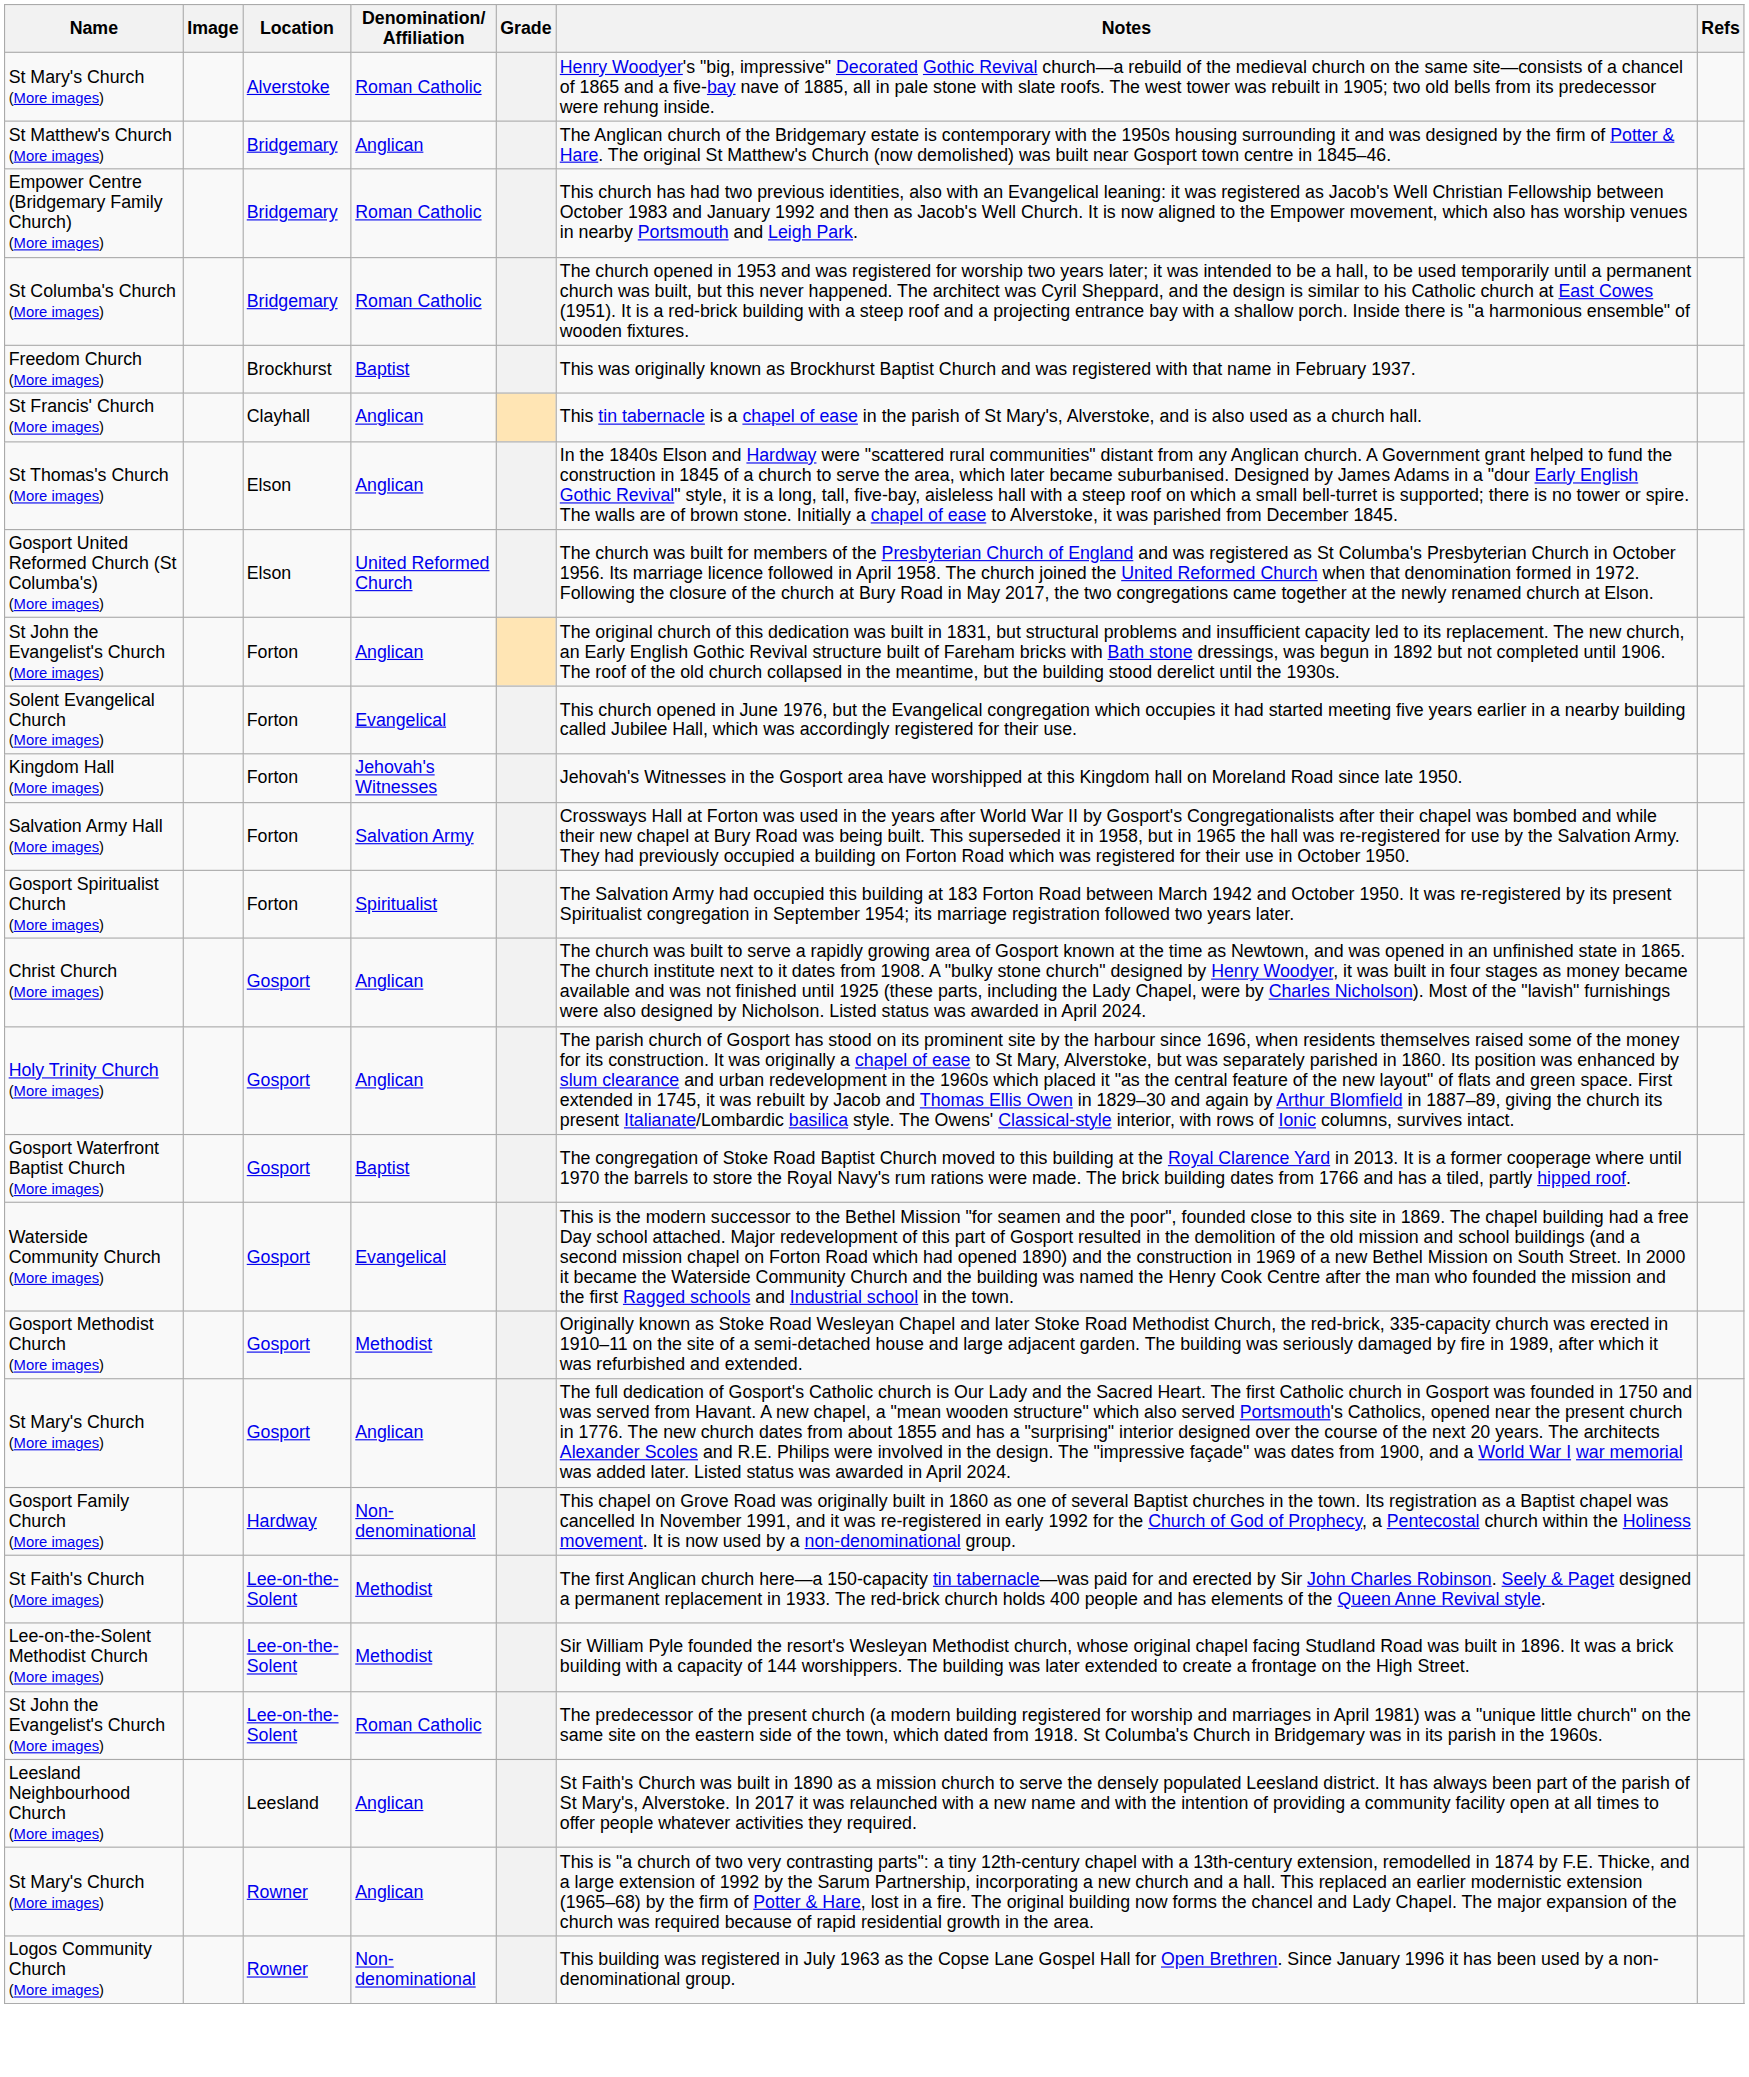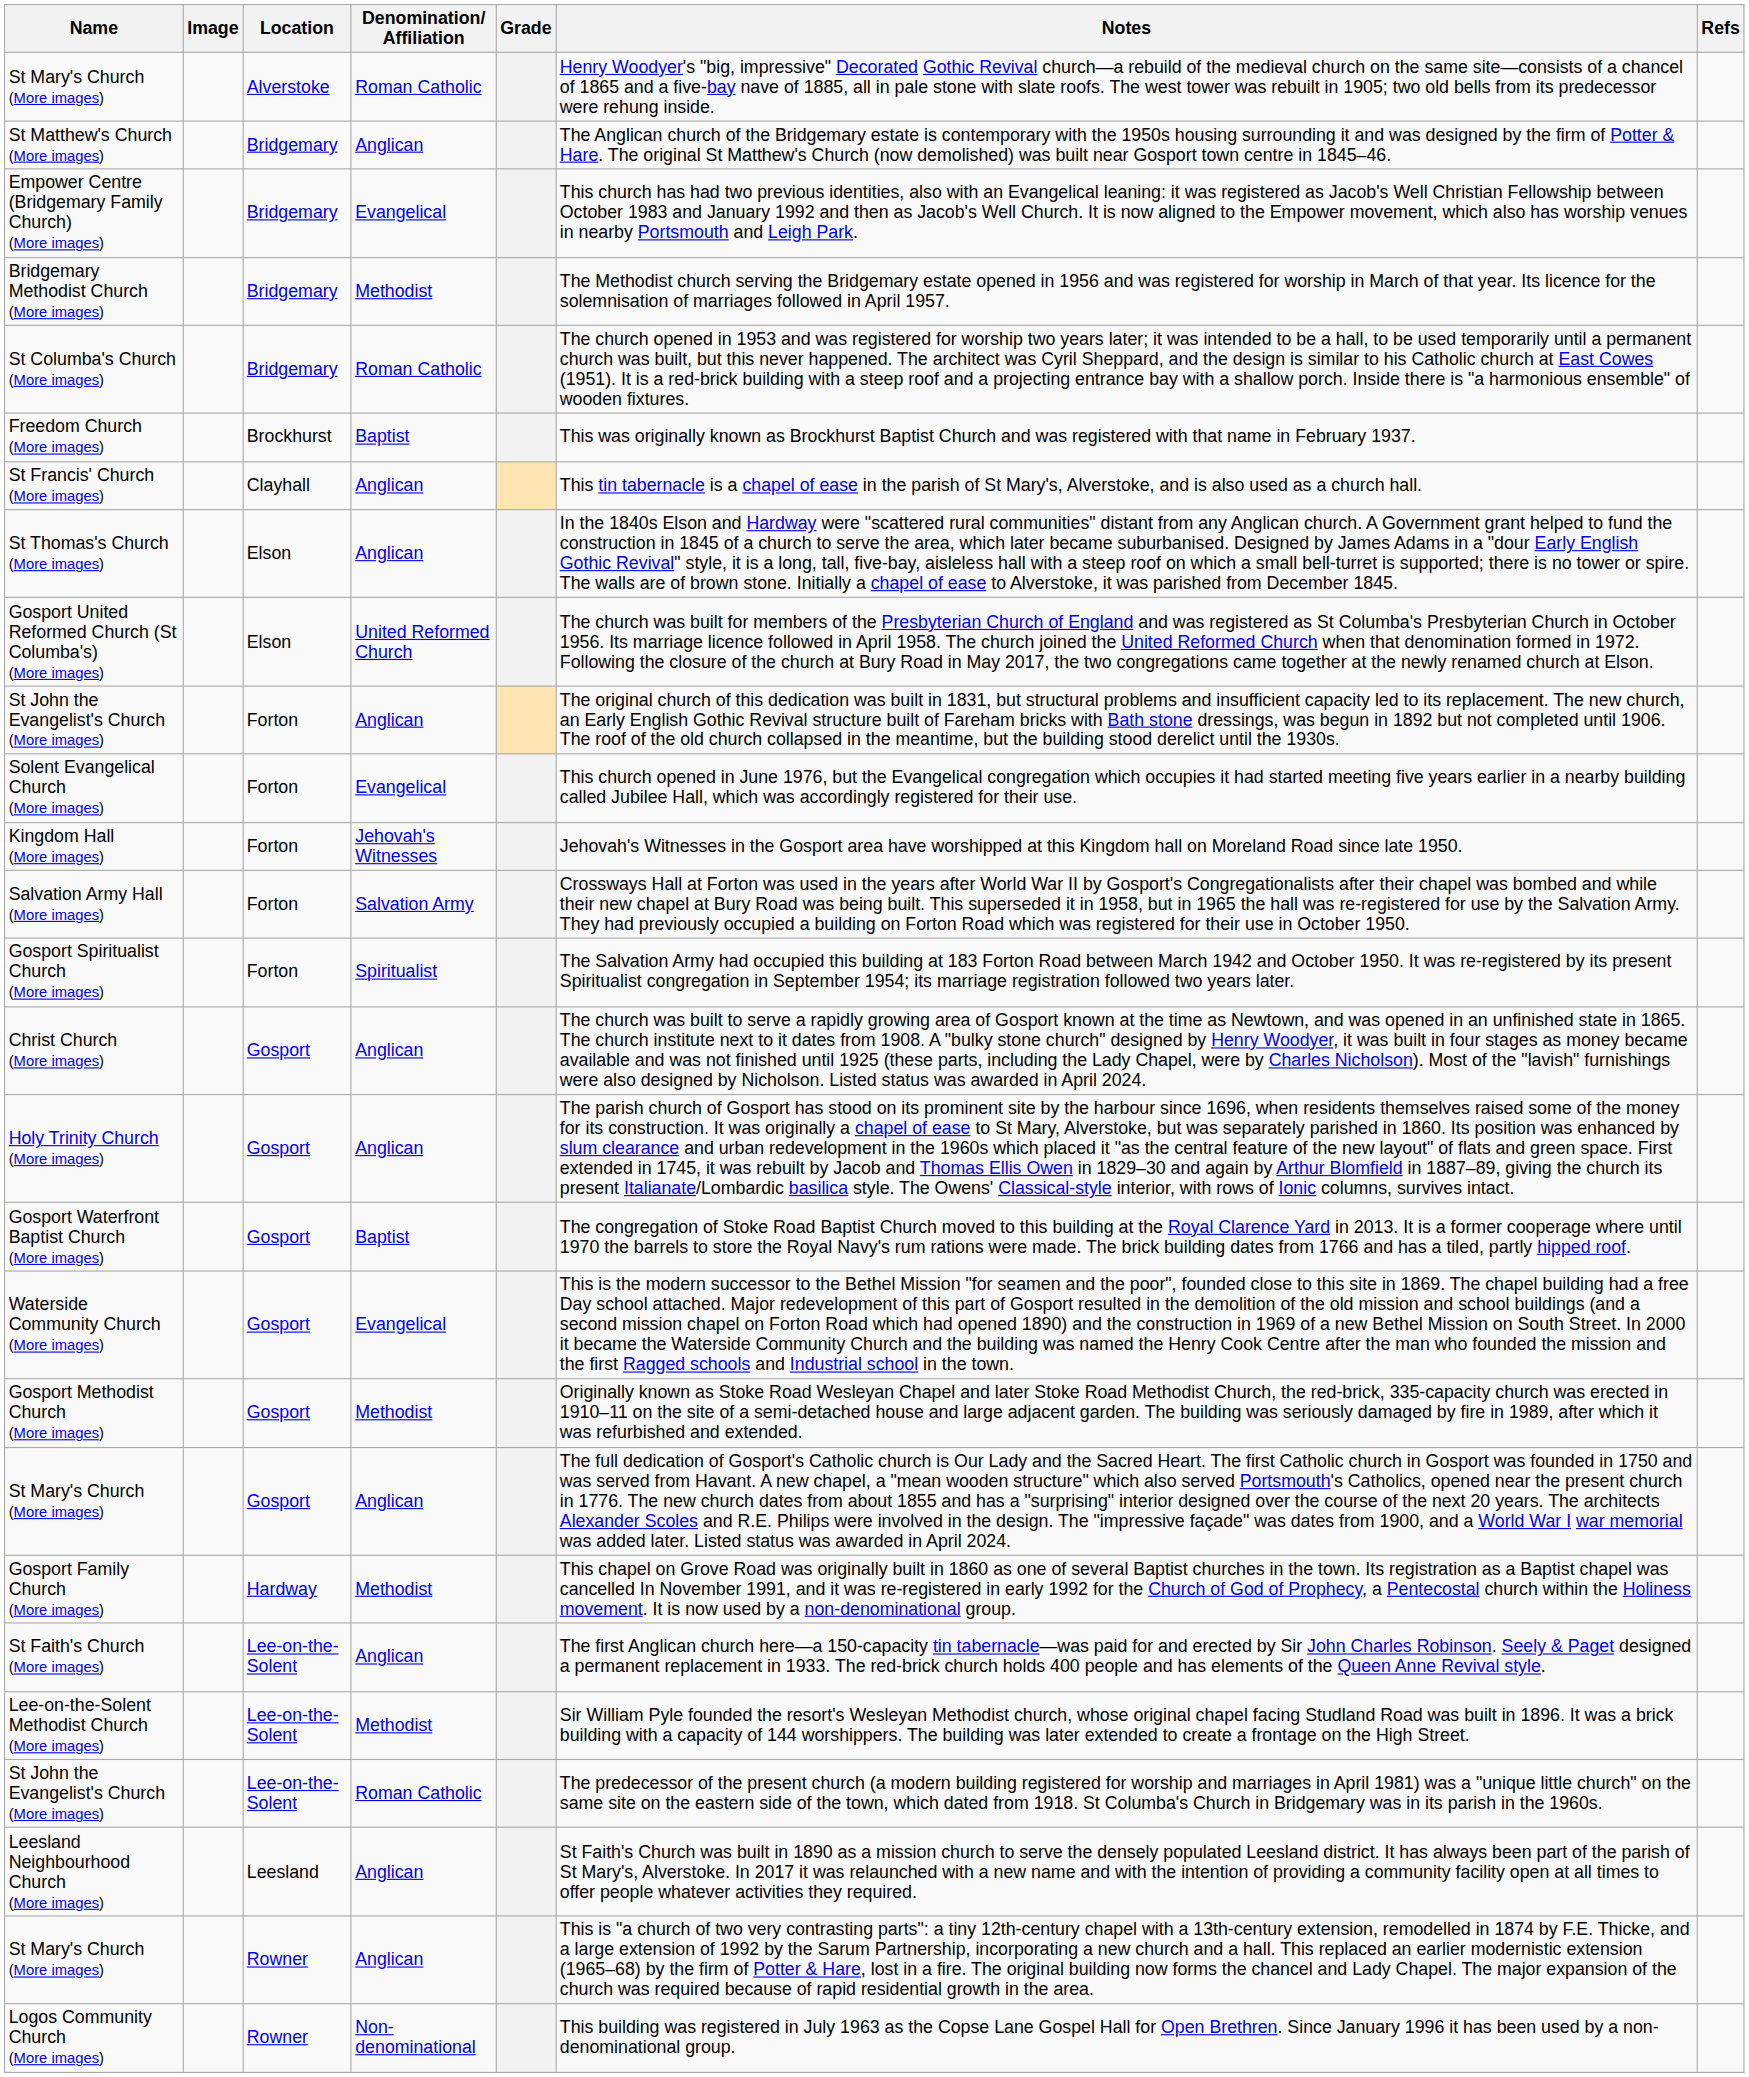(418, 212) Roman Catholic -> (401, 212) Evangelical
+ row: (78, 291)
(415, 1520) Non-denominational -> (394, 1589) Methodist
(394, 1589) Methodist -> (389, 1657) Anglican
